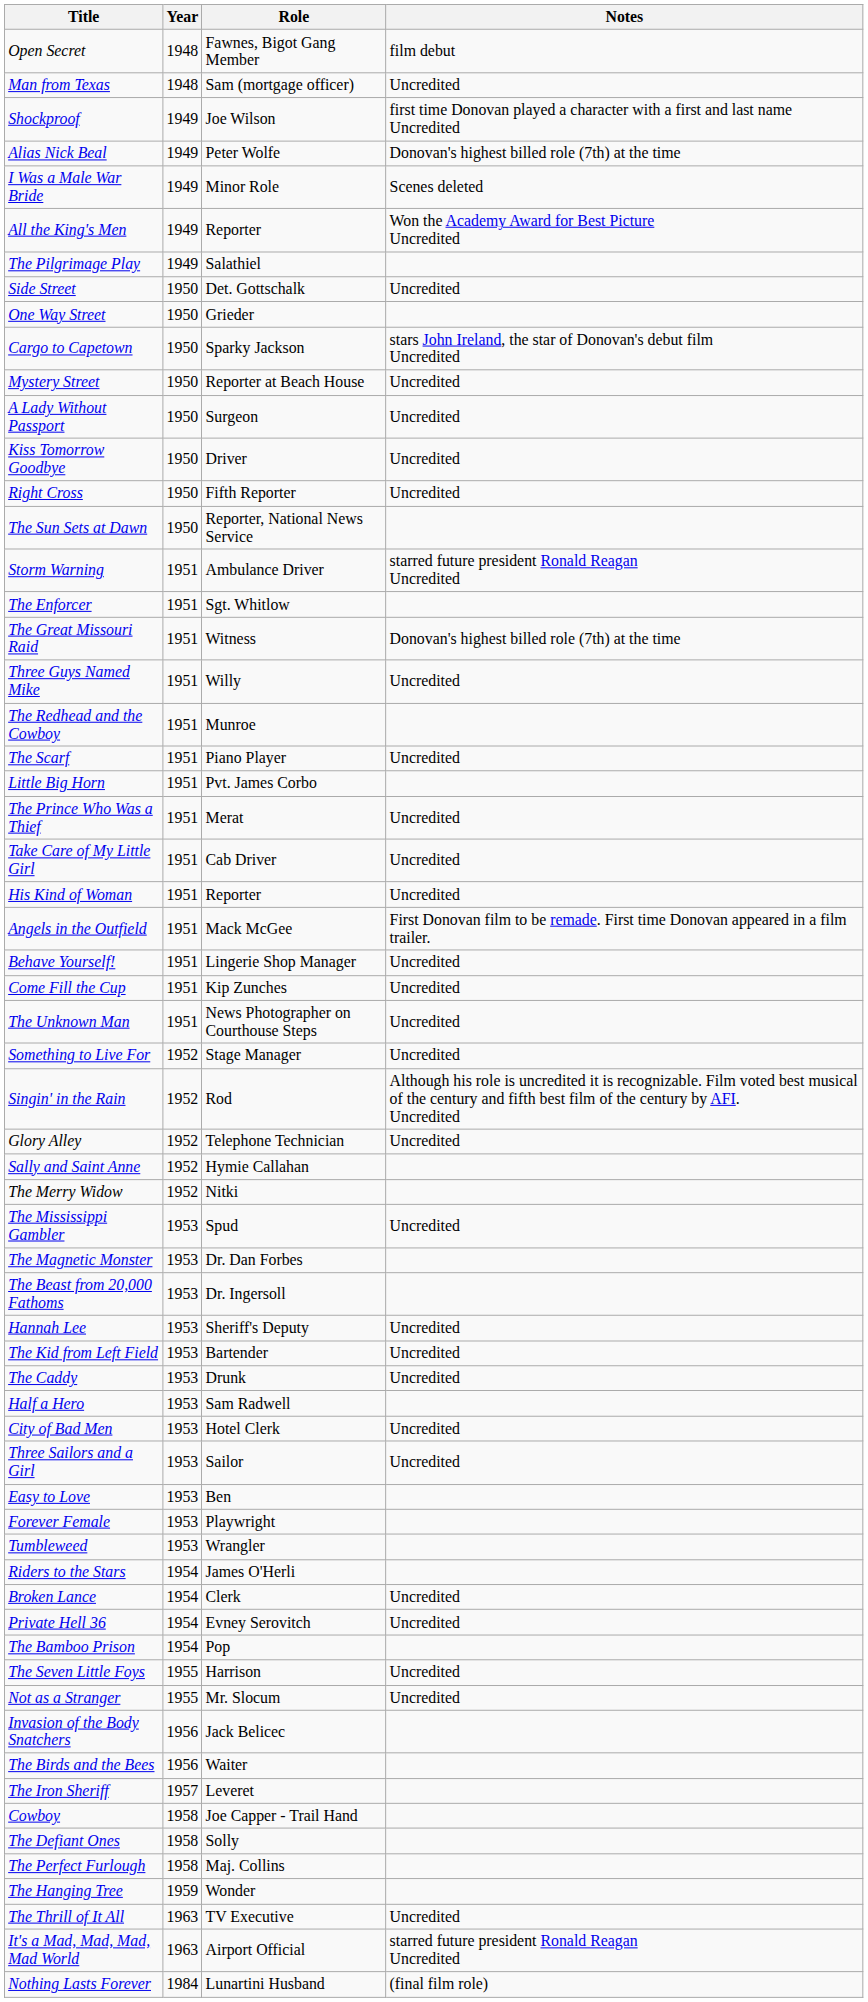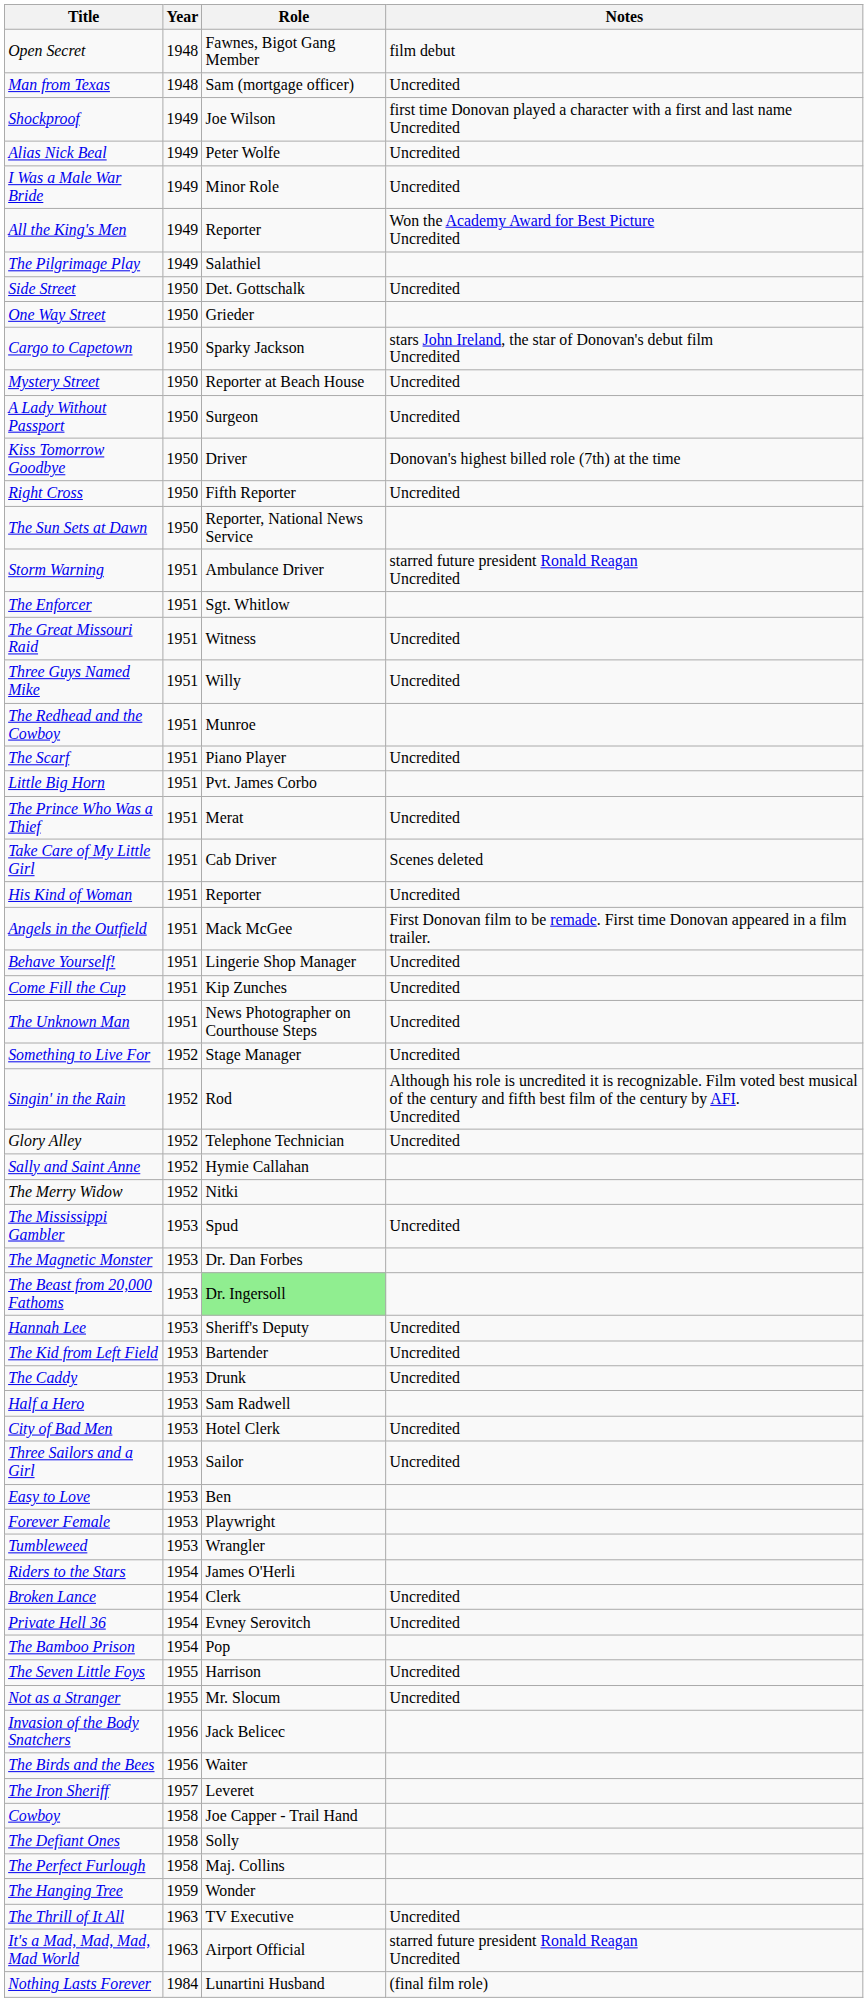(535, 153) Donovan's highest billed role (7th) at the time -> (425, 153) Uncredited
(436, 187) Scenes deleted -> (425, 187) Uncredited
(425, 459) Uncredited -> (535, 459) Donovan's highest billed role (7th) at the time
(535, 638) Donovan's highest billed role (7th) at the time -> (425, 638) Uncredited
(425, 860) Uncredited -> (436, 860) Scenes deleted
(246, 1294) no background -> (246, 1294) lightgreen background
